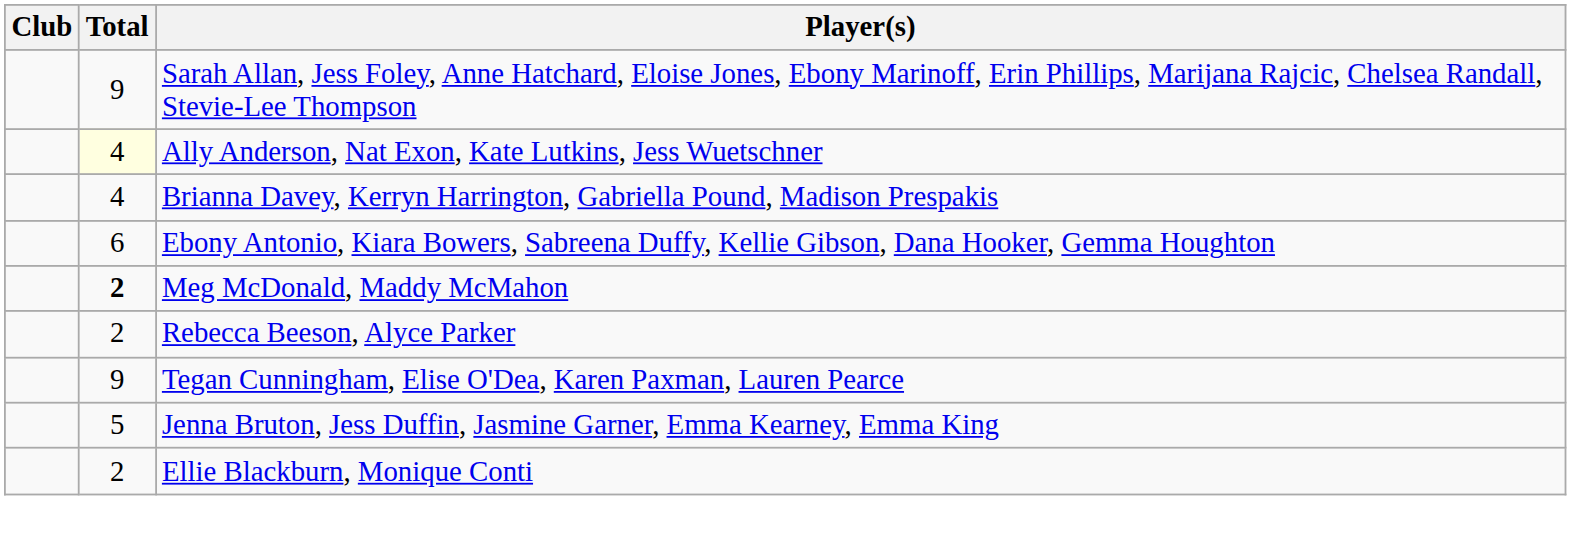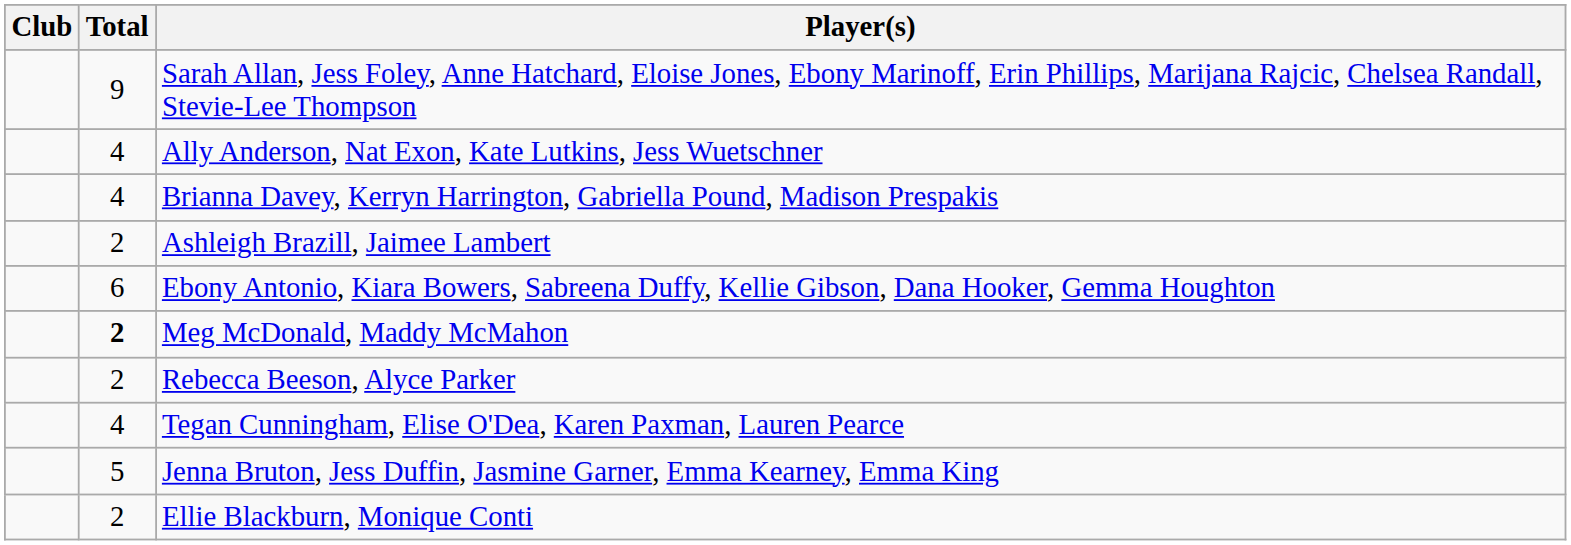(117, 151) lightyellow background -> (117, 151) no background
+ row: (356, 242)
(117, 379) 9 -> (117, 425) 4
